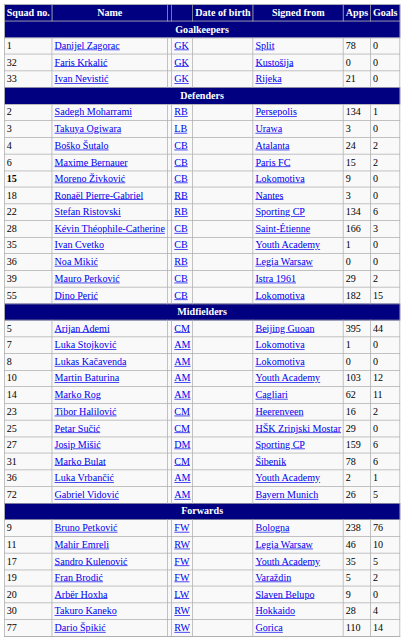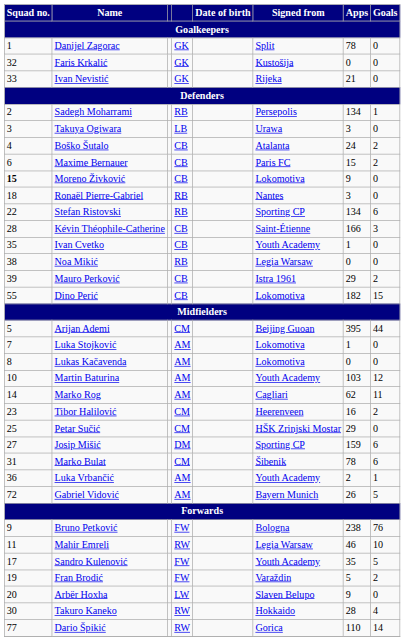(12, 262) 36 -> (12, 262) 38
